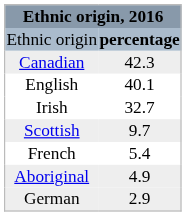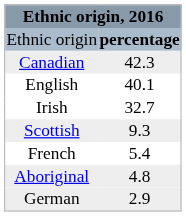(140, 130) 9.7 -> (140, 130) 9.3
(140, 176) 4.9 -> (140, 176) 4.8
